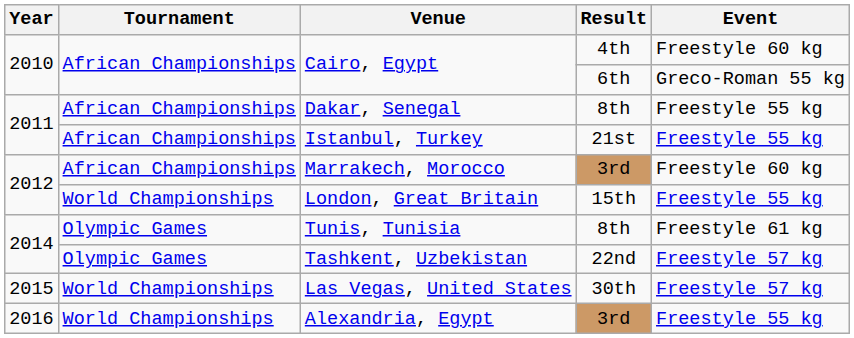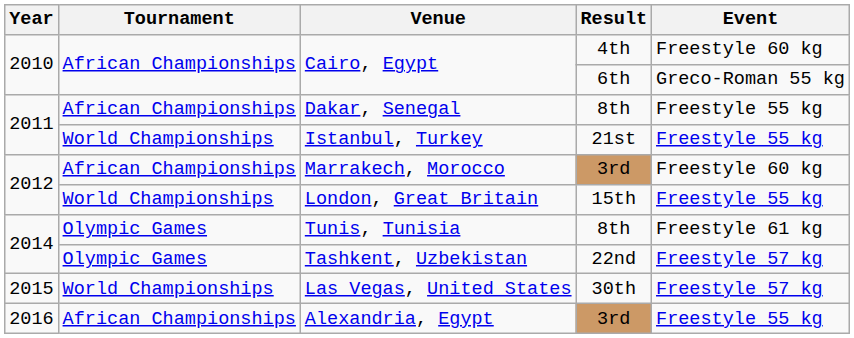(179, 140) African Championships -> (168, 140) World Championships
(168, 319) World Championships -> (179, 319) African Championships
